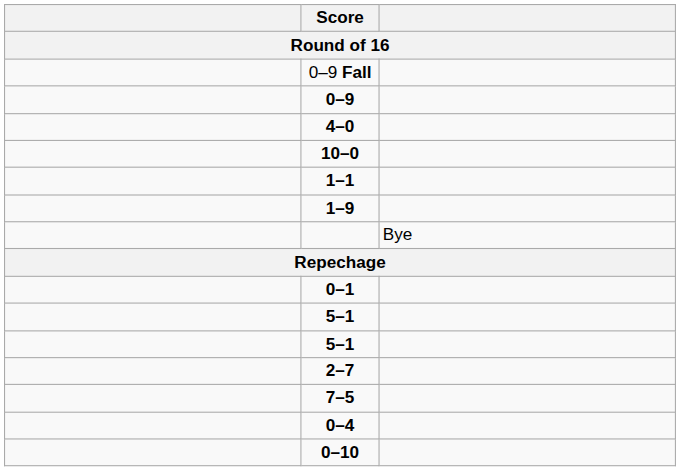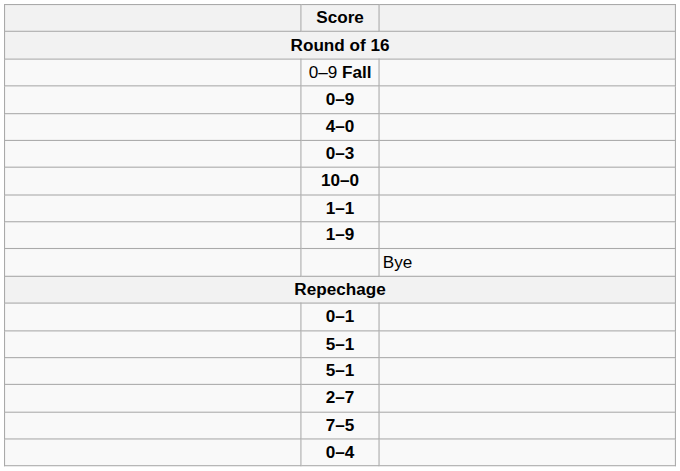+ row: (340, 153)
- row: (340, 452)
